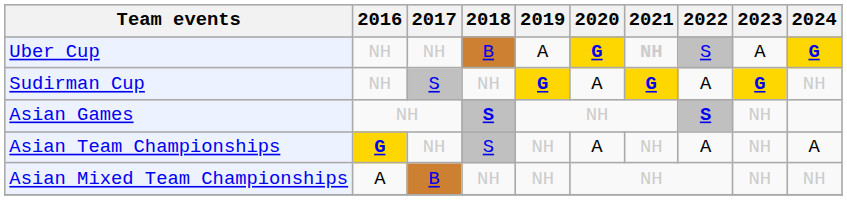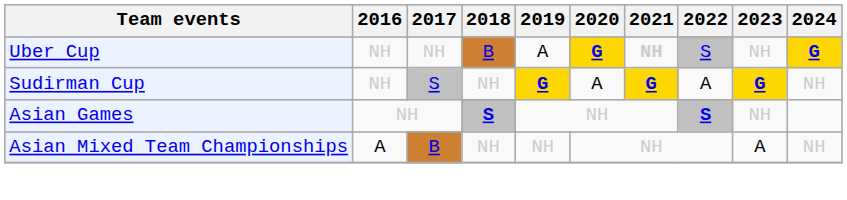(760, 52) A -> (760, 52) NH
- row: (145, 147)
(760, 179) NH -> (760, 147) A
